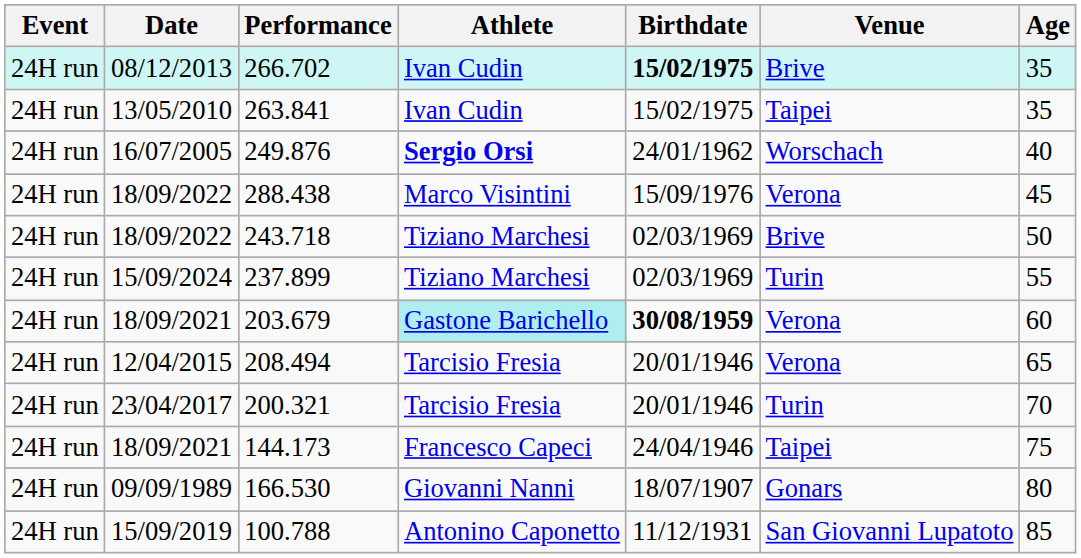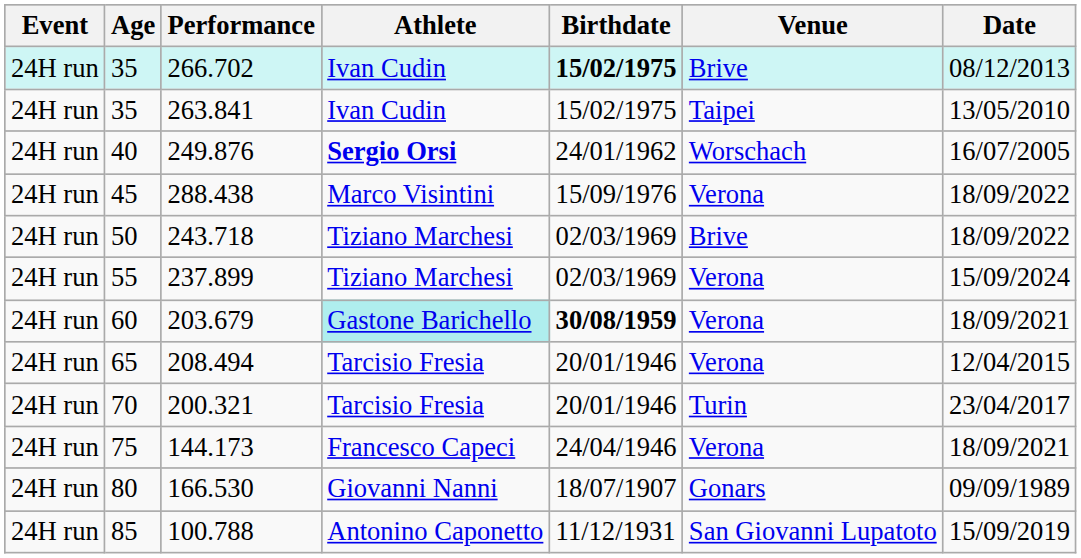columns swapped: (1048, 25) <-> (171, 25)
(795, 278) Turin -> (726, 278) Verona
(799, 446) Taipei -> (726, 446) Verona
